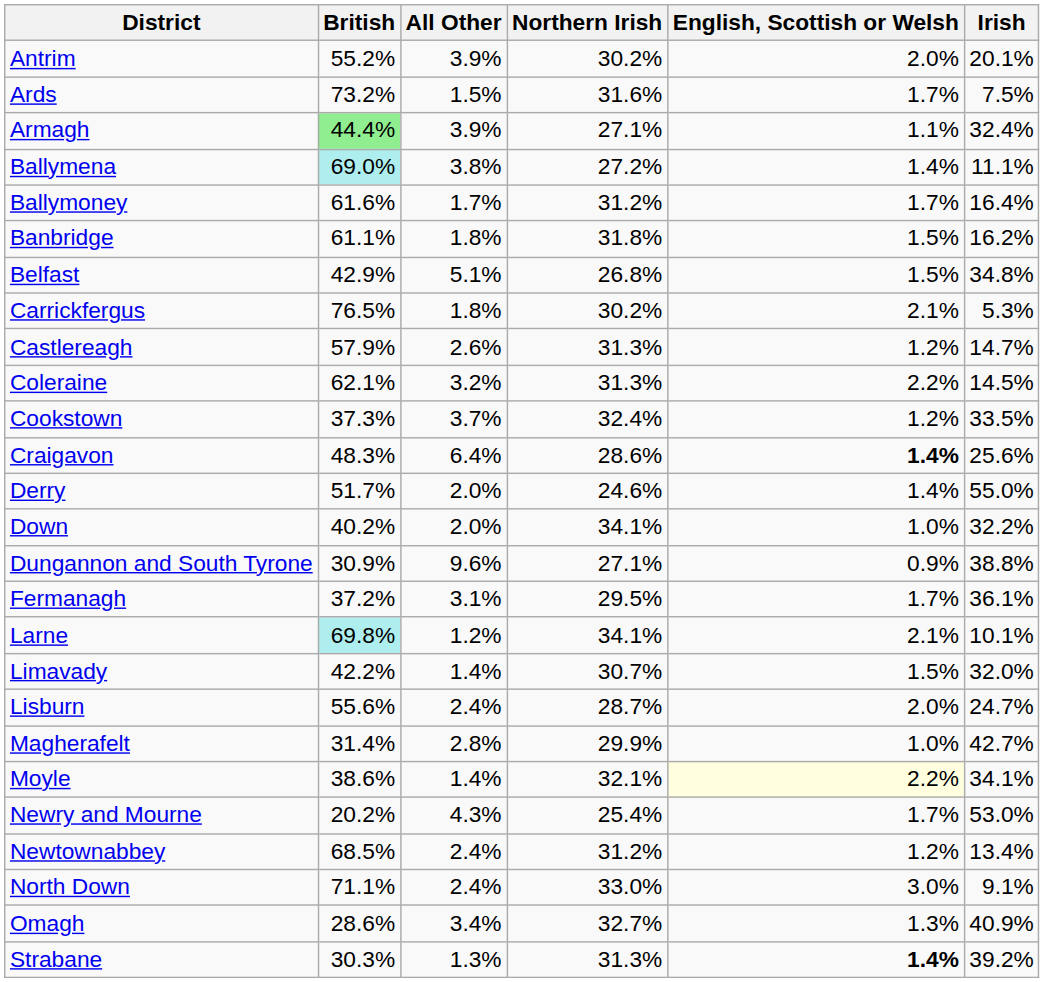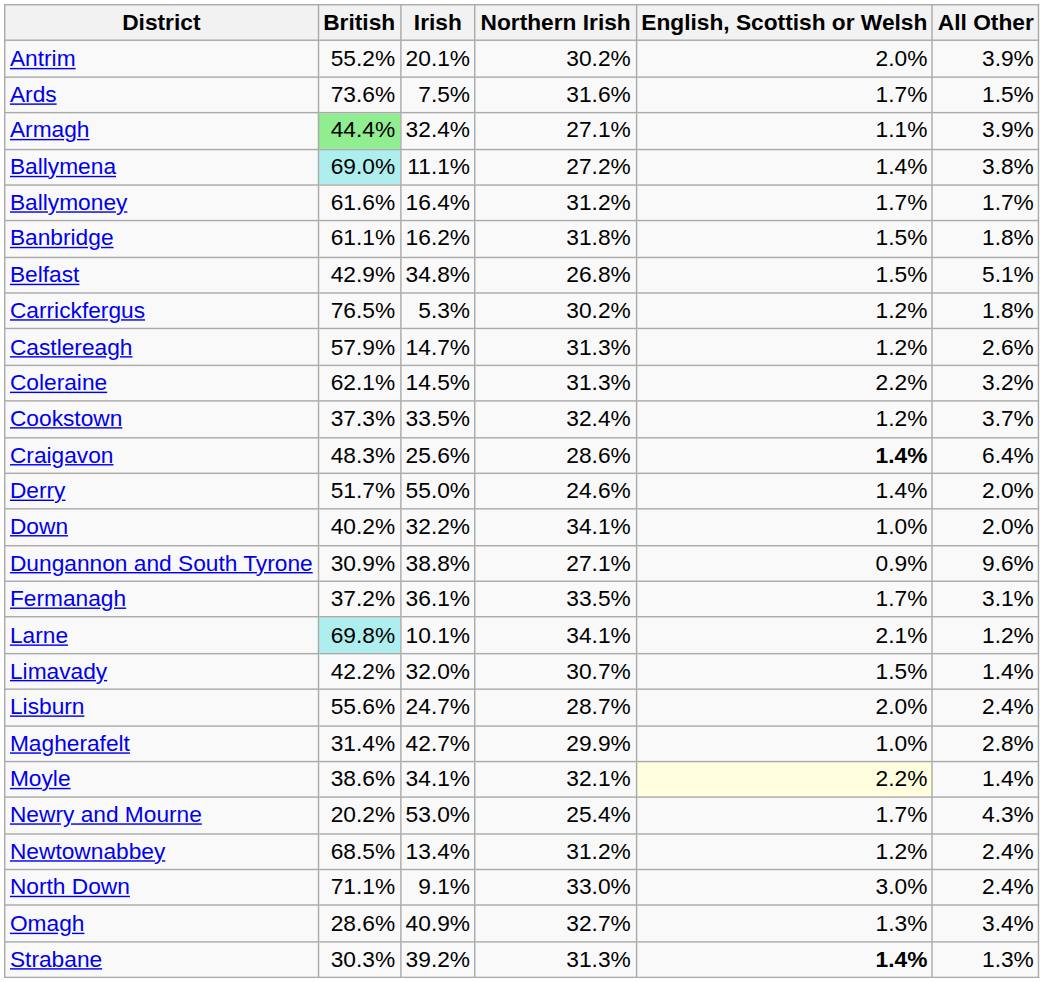columns swapped: (1002, 22) <-> (454, 22)
(363, 94) 73.2% -> (363, 94) 73.6%
(933, 310) 2.1% -> (901, 310) 1.2%
(630, 599) 29.5% -> (599, 599) 33.5%
